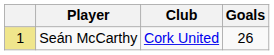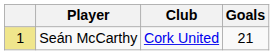(245, 38) 26 -> (245, 38) 21
